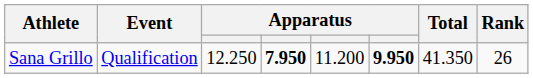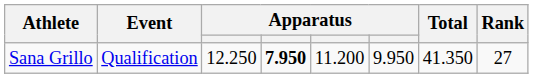(394, 58) bold -> (394, 58) normal
(503, 58) 26 -> (503, 58) 27
